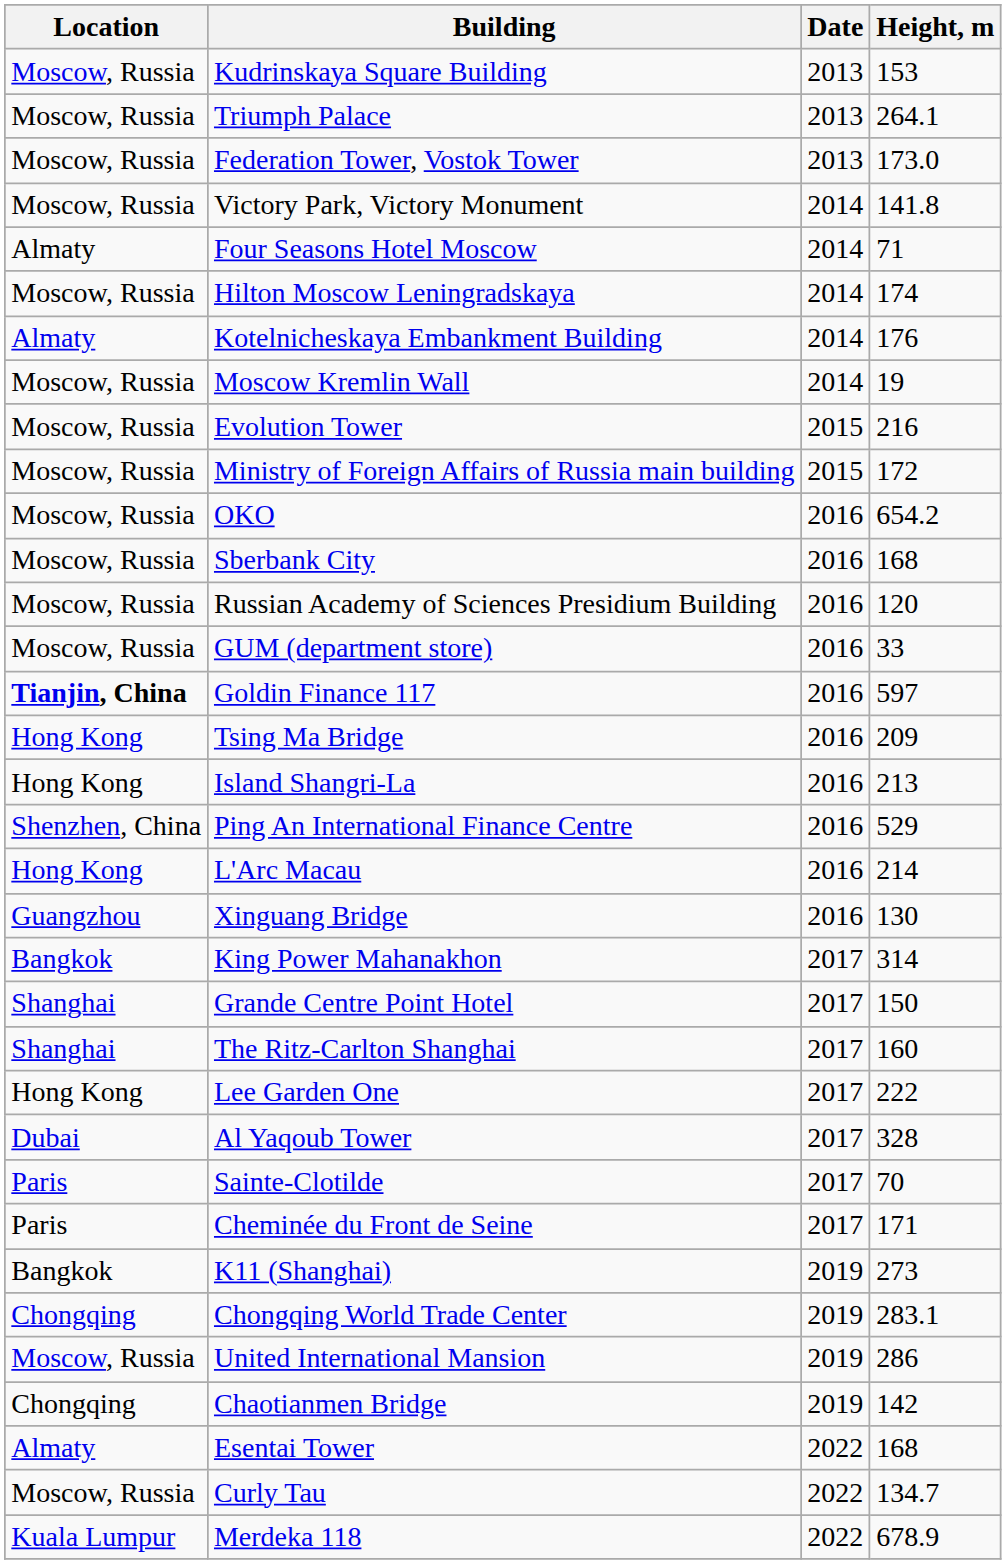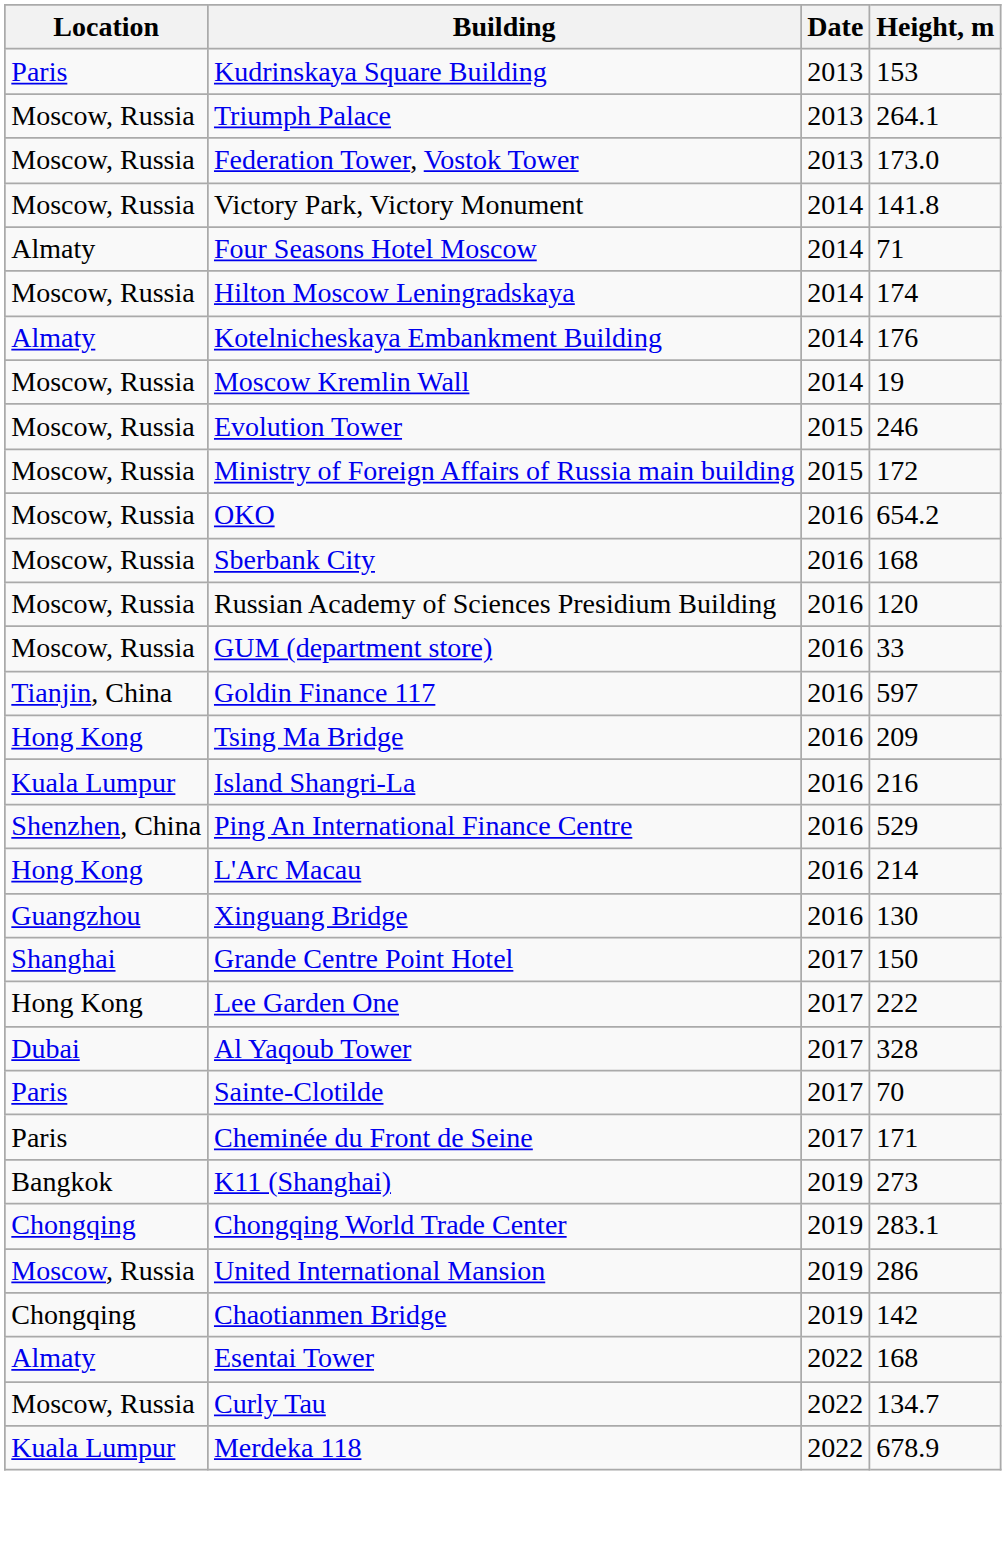(103, 71) Moscow, Russia -> (39, 71) Paris
(897, 426) 216 -> (897, 426) 246
(99, 692) bold -> (92, 692) normal
(77, 781) Hong Kong -> (93, 781) Kuala Lumpur
(897, 781) 213 -> (897, 781) 216
- row: (358, 959)
- row: (365, 1048)
